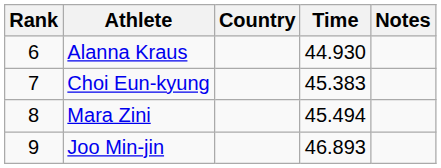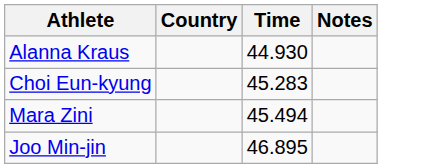- column: (34, 20)
(335, 83) 45.383 -> (277, 83) 45.283
(335, 147) 46.893 -> (277, 147) 46.895
